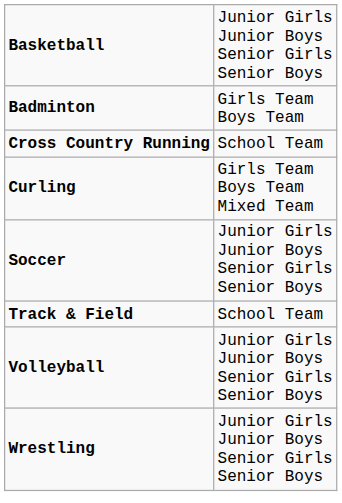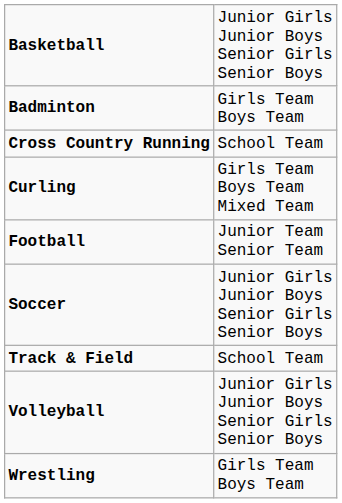+ row: (47, 242)
(275, 449) Junior Girls Junior Boys Senior Girls Senior Boys -> (266, 475) Girls Team Boys Team
